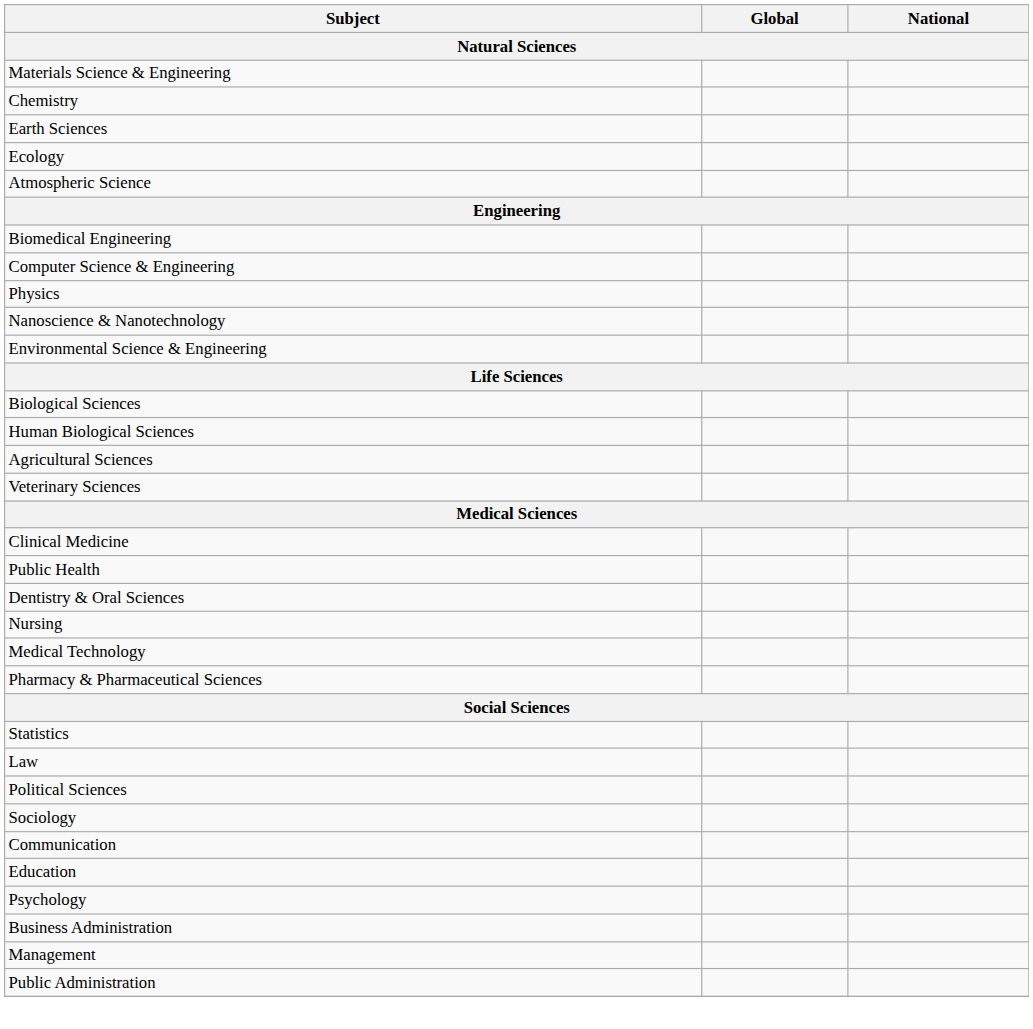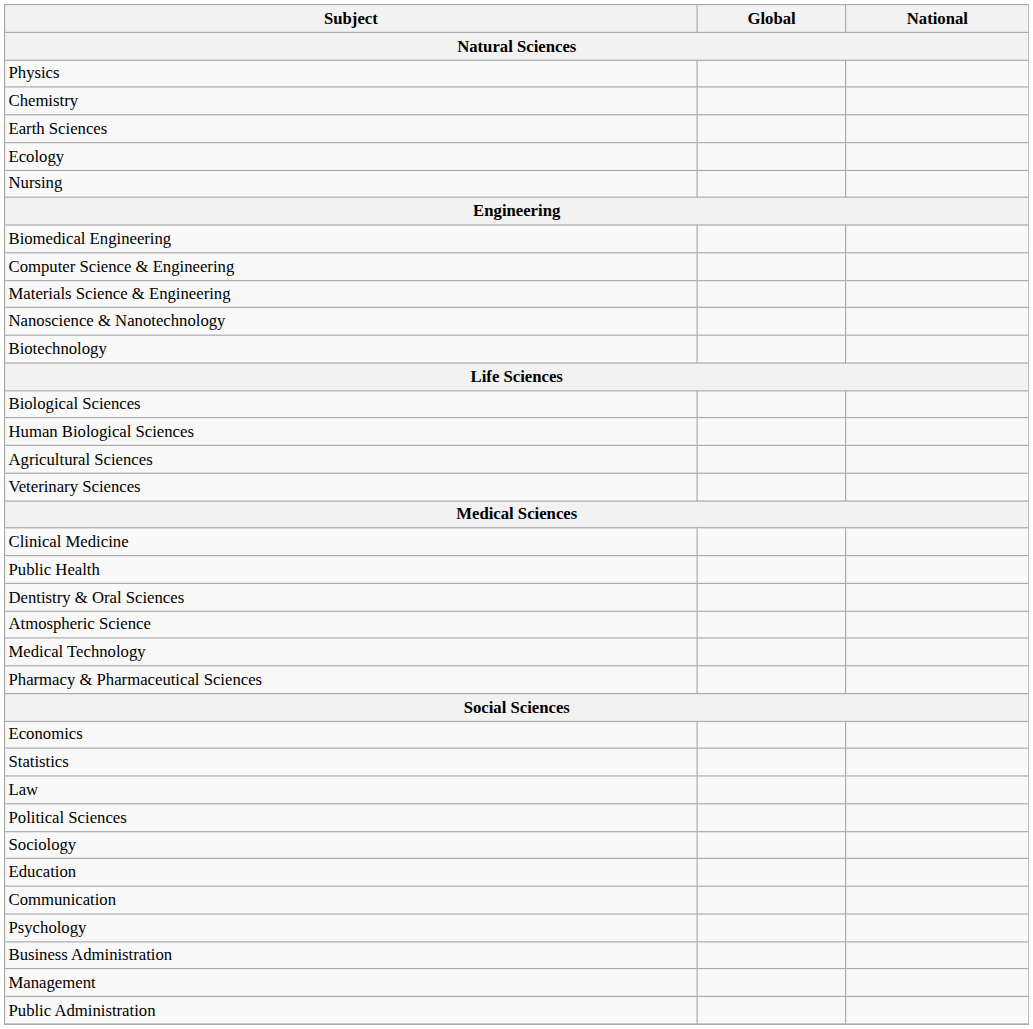rows swapped: (34, 294) <-> (120, 73)
rows swapped: (80, 183) <-> (35, 624)
- row: (138, 349)
+ row: (58, 349)
+ row: (46, 734)
rows swapped: (42, 872) <-> (62, 845)
